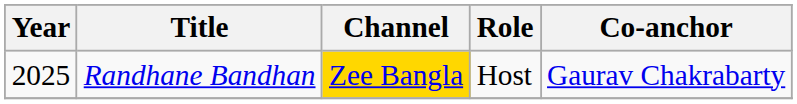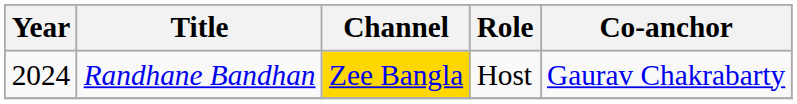(41, 74) 2025 -> (41, 74) 2024
